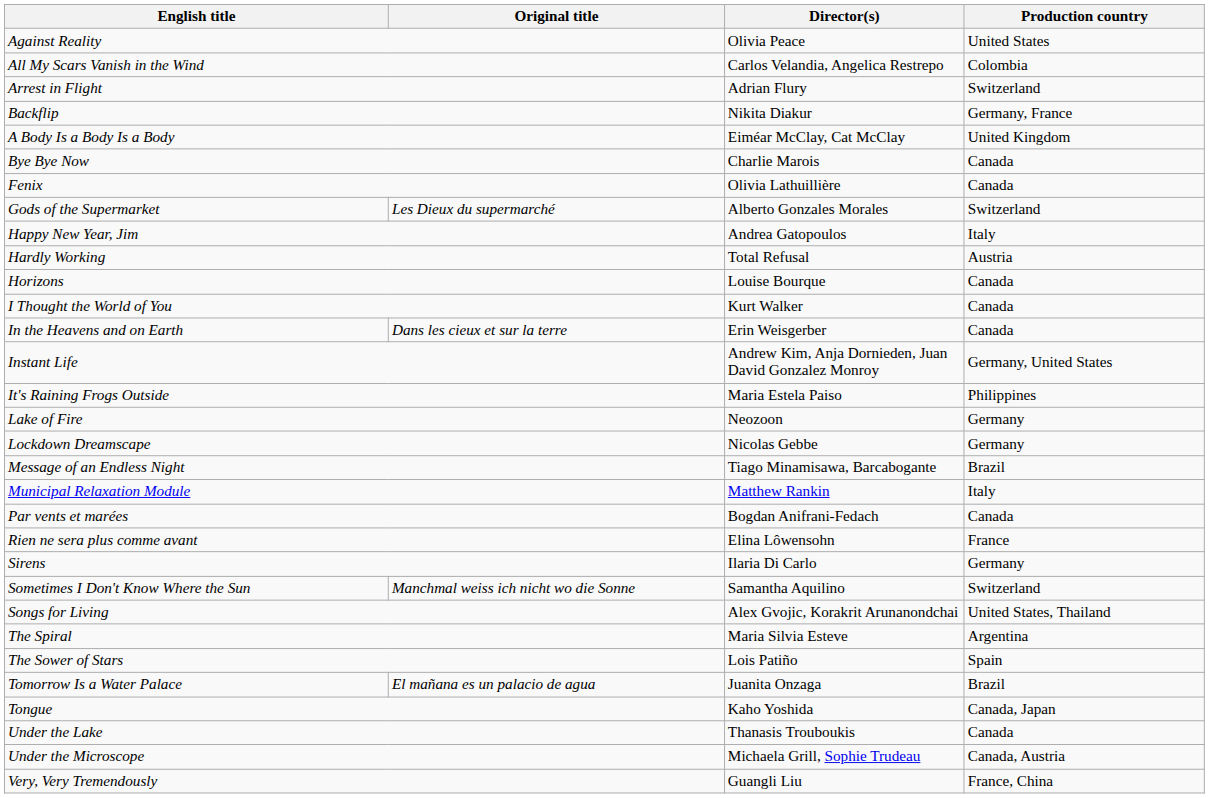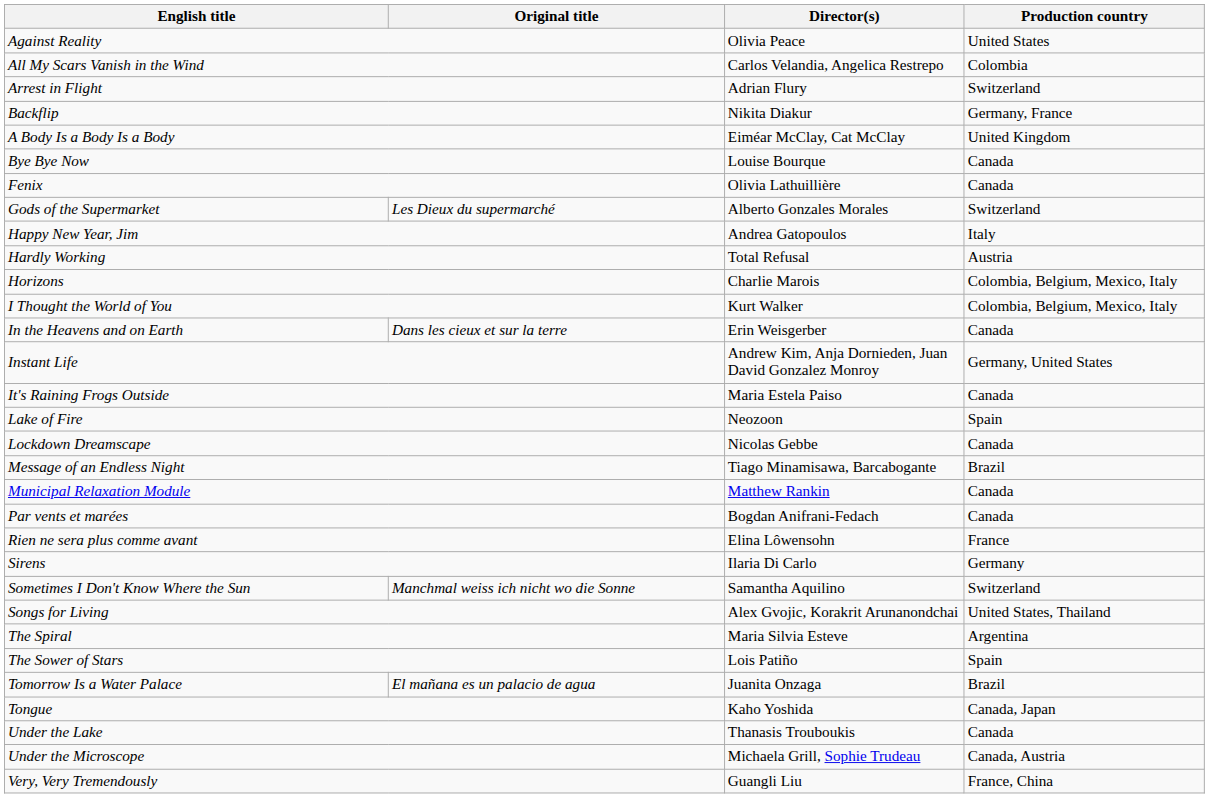(774, 161) Charlie Marois -> (777, 161) Louise Bourque
(777, 281) Louise Bourque -> (774, 281) Charlie Marois
(991, 281) Canada -> (1073, 281) Colombia, Belgium, Mexico, Italy
(991, 305) Canada -> (1073, 305) Colombia, Belgium, Mexico, Italy
(1002, 395) Philippines -> (991, 395) Canada
(996, 419) Germany -> (985, 419) Spain
(996, 443) Germany -> (991, 443) Canada
(982, 491) Italy -> (991, 491) Canada
